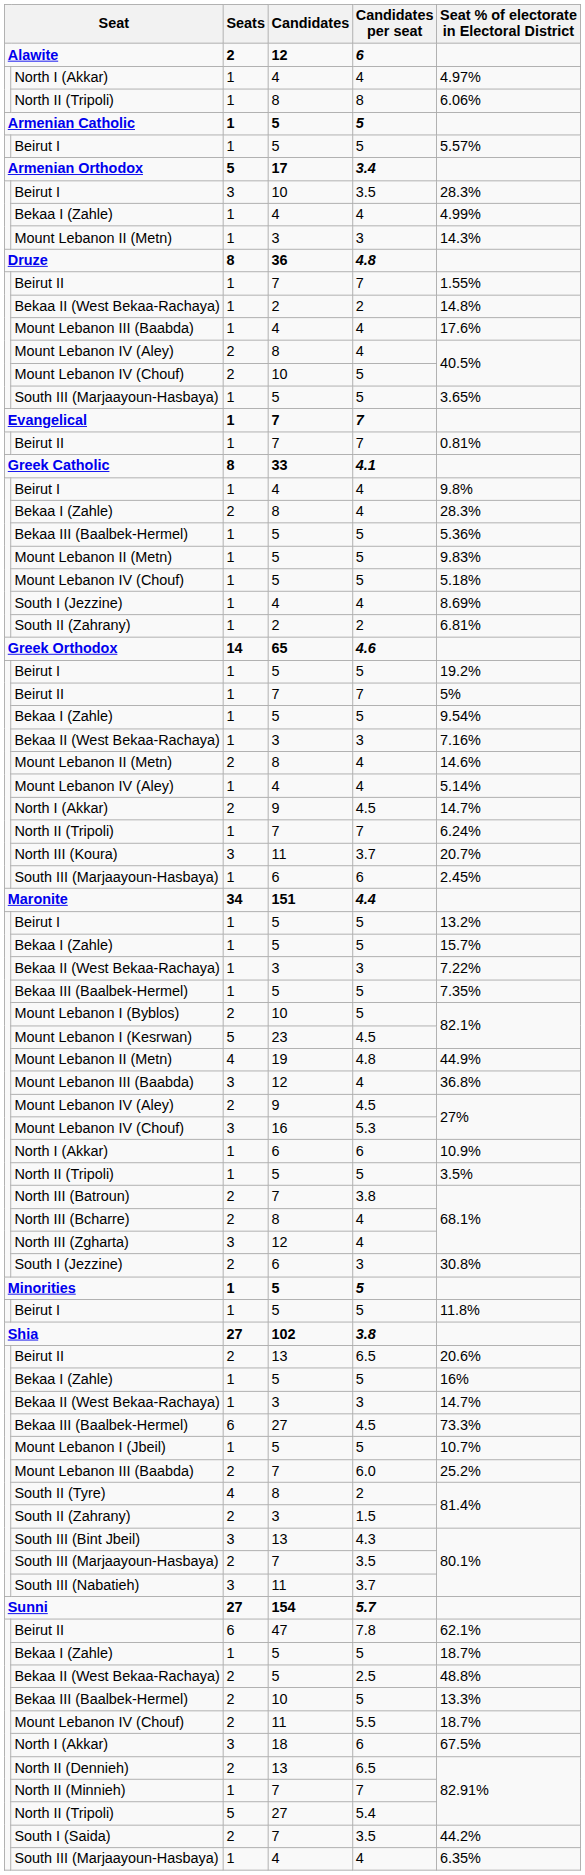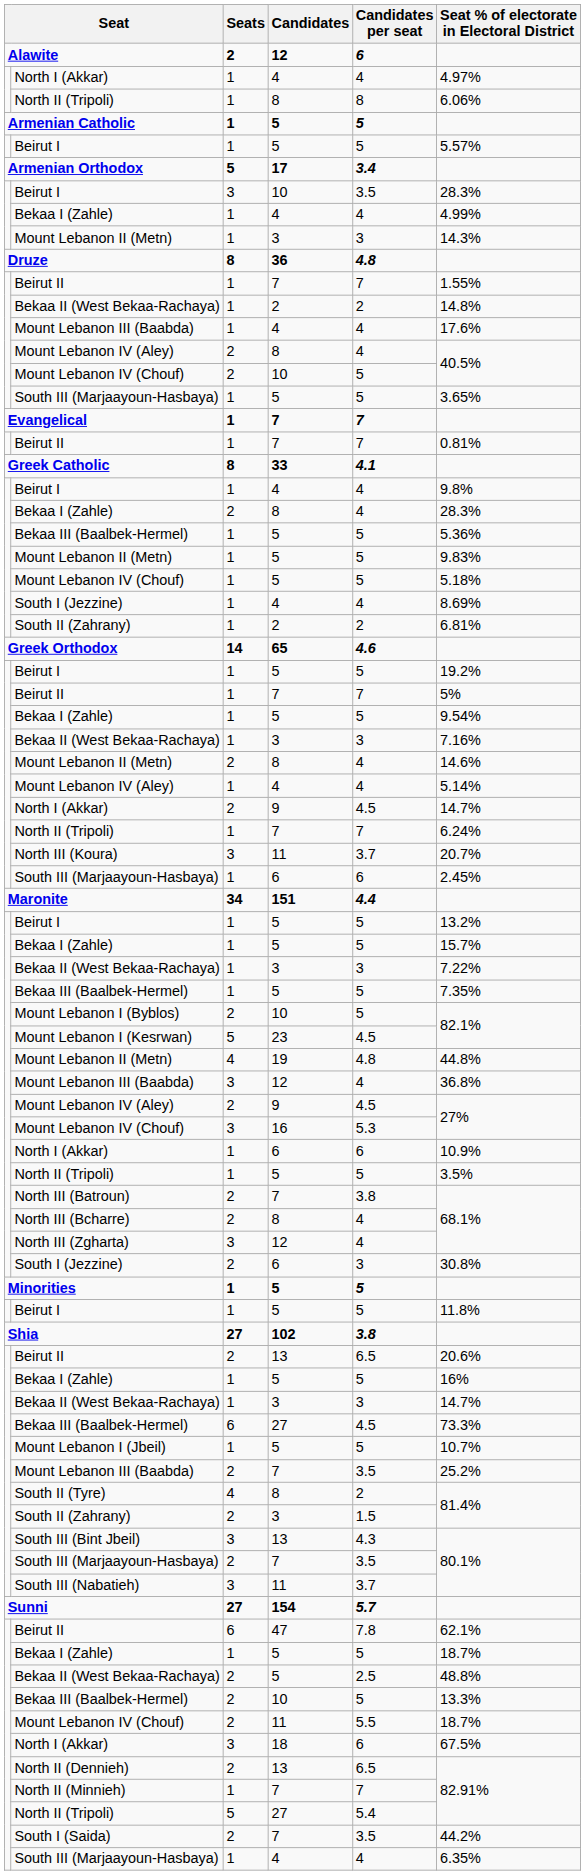(460, 1059) 44.9% -> (460, 1059) 44.8%
(366, 1470) 6.0 -> (366, 1470) 3.5
